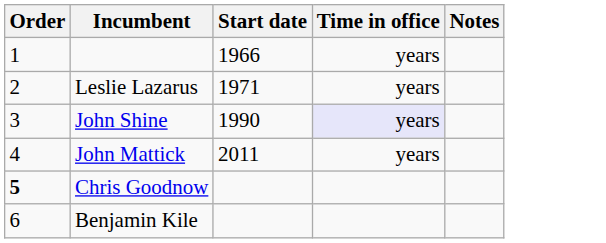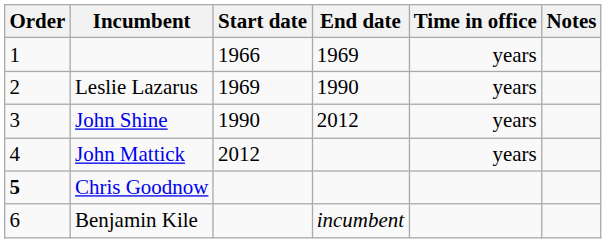+ column: (360, 21)
(239, 87) 1971 -> (239, 87) 1969
(418, 120) lavender background -> (515, 120) no background
(239, 154) 2011 -> (239, 154) 2012
